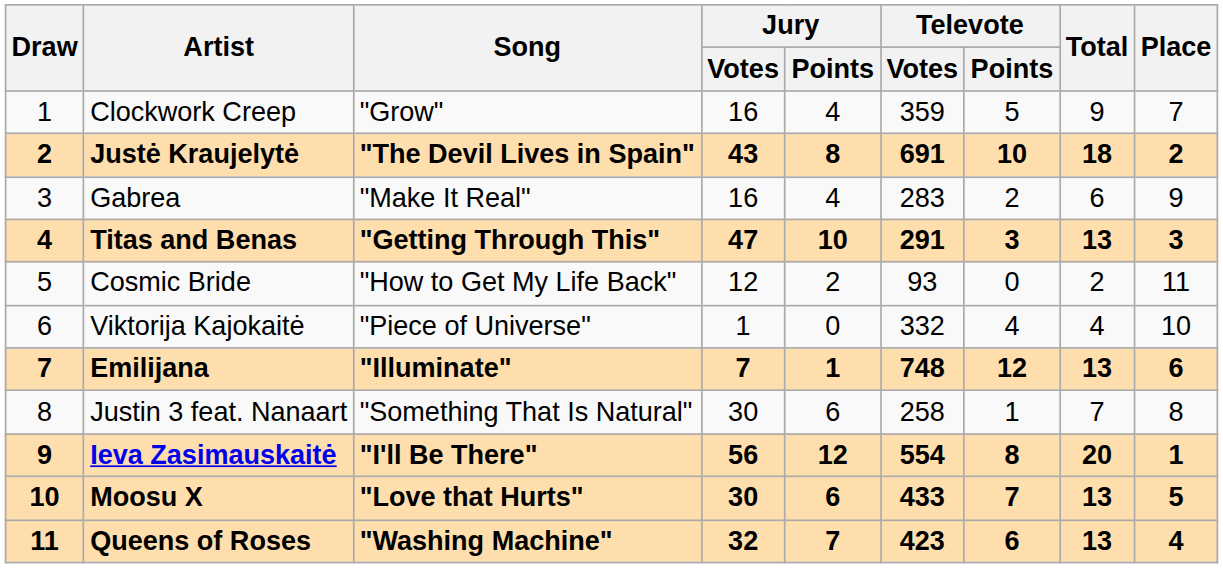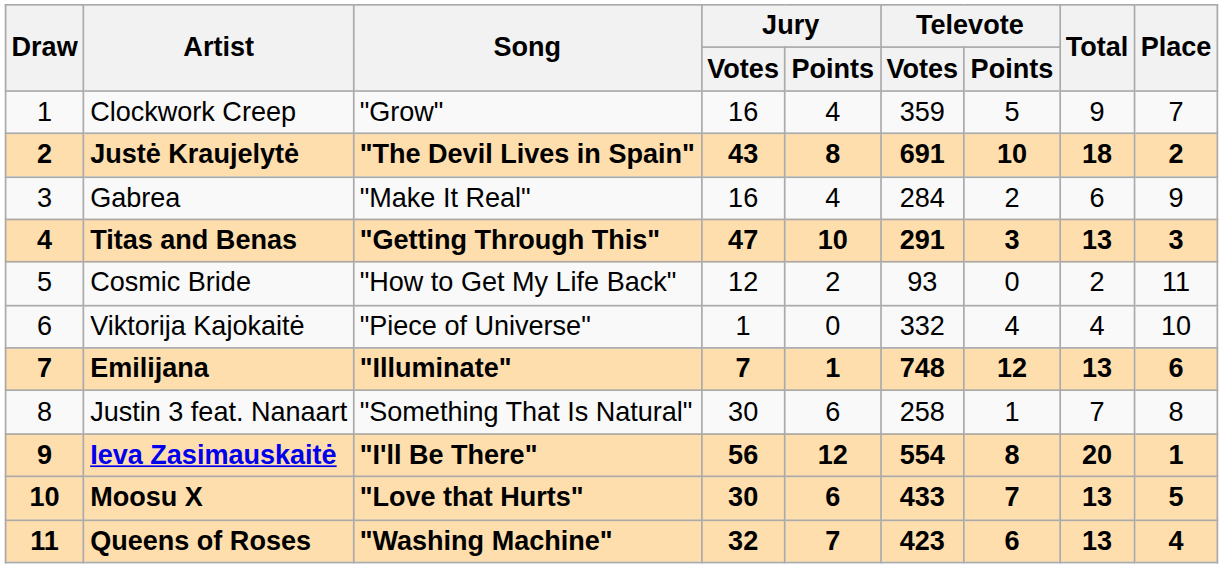(922, 197) 283 -> (922, 197) 284
